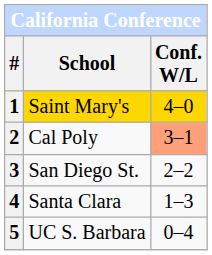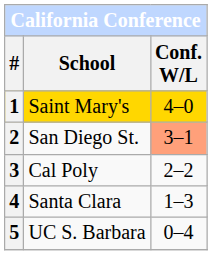(63, 138) Cal Poly -> (84, 138) San Diego St.
(84, 169) San Diego St. -> (63, 169) Cal Poly
